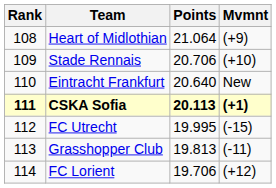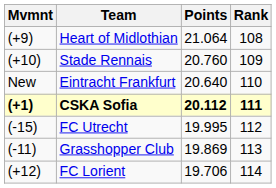columns swapped: (25, 15) <-> (246, 15)
(195, 60) 20.706 -> (206, 60) 20.760
(194, 104) 20.113 -> (205, 104) 20.112
(195, 149) 19.813 -> (206, 149) 19.869
